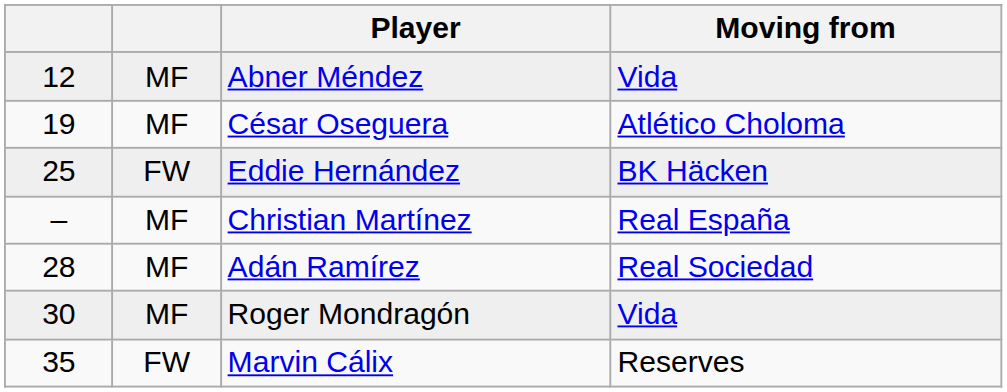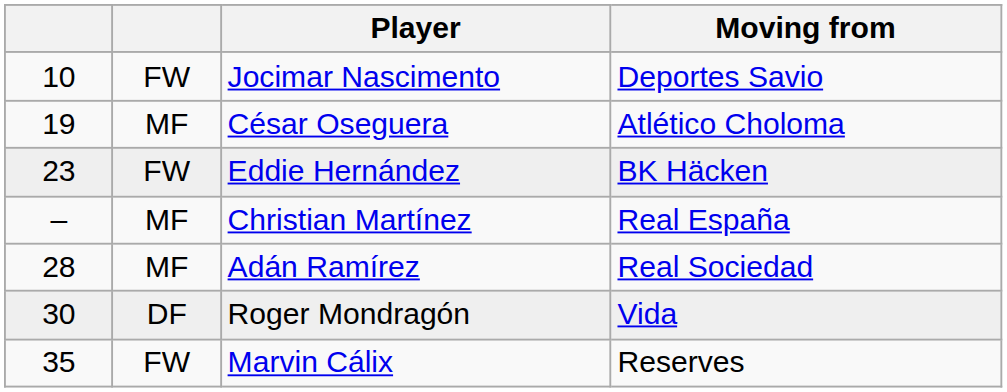+ row: (364, 76)
- row: (325, 76)
(59, 171) 25 -> (59, 171) 23
(167, 314) MF -> (167, 314) DF
